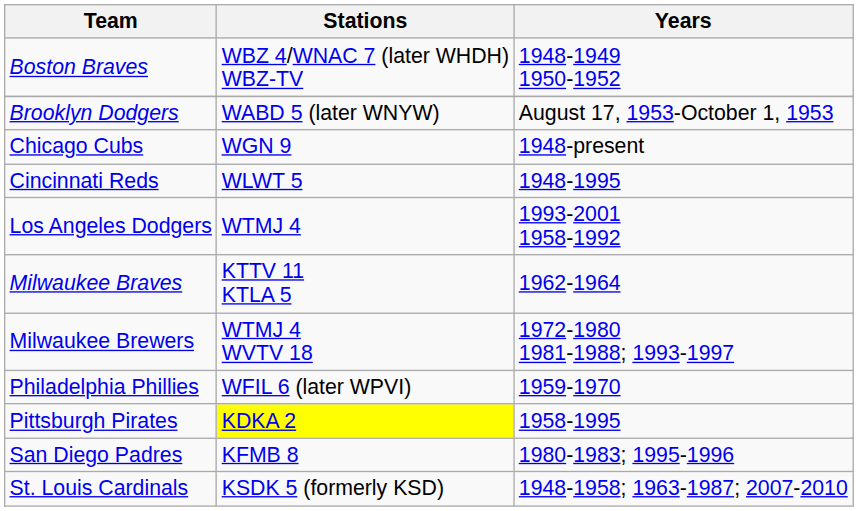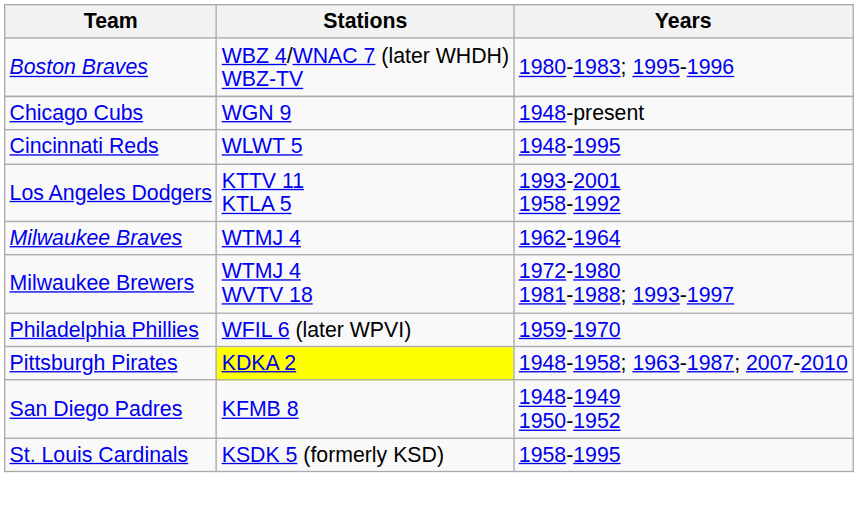(570, 67) 1948-1949 1950-1952 -> (626, 67) 1980-1983; 1995-1996
- row: (94, 112)
(261, 226) WTMJ 4 -> (263, 192) KTTV 11 KTLA 5
(263, 283) KTTV 11 KTLA 5 -> (261, 237) WTMJ 4
(570, 420) 1958-1995 -> (683, 363) 1948-1958; 1963-1987; 2007-2010
(626, 454) 1980-1983; 1995-1996 -> (570, 408) 1948-1949 1950-1952
(683, 488) 1948-1958; 1963-1987; 2007-2010 -> (570, 454) 1958-1995
